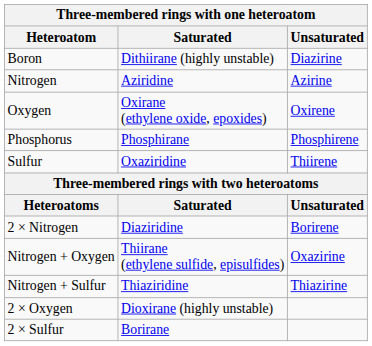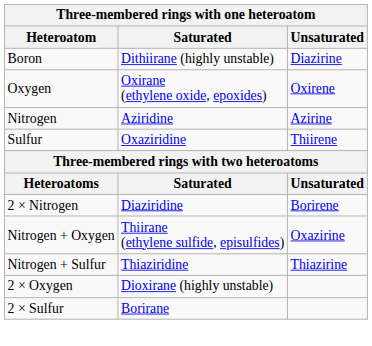rows swapped: (32, 80) <-> (29, 110)
- row: (40, 140)
